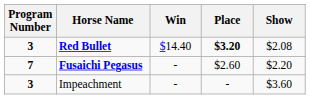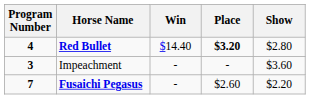(30, 46) 3 -> (30, 46) 4
(279, 46) $2.08 -> (279, 46) $2.80
rows swapped: (101, 65) <-> (90, 84)
